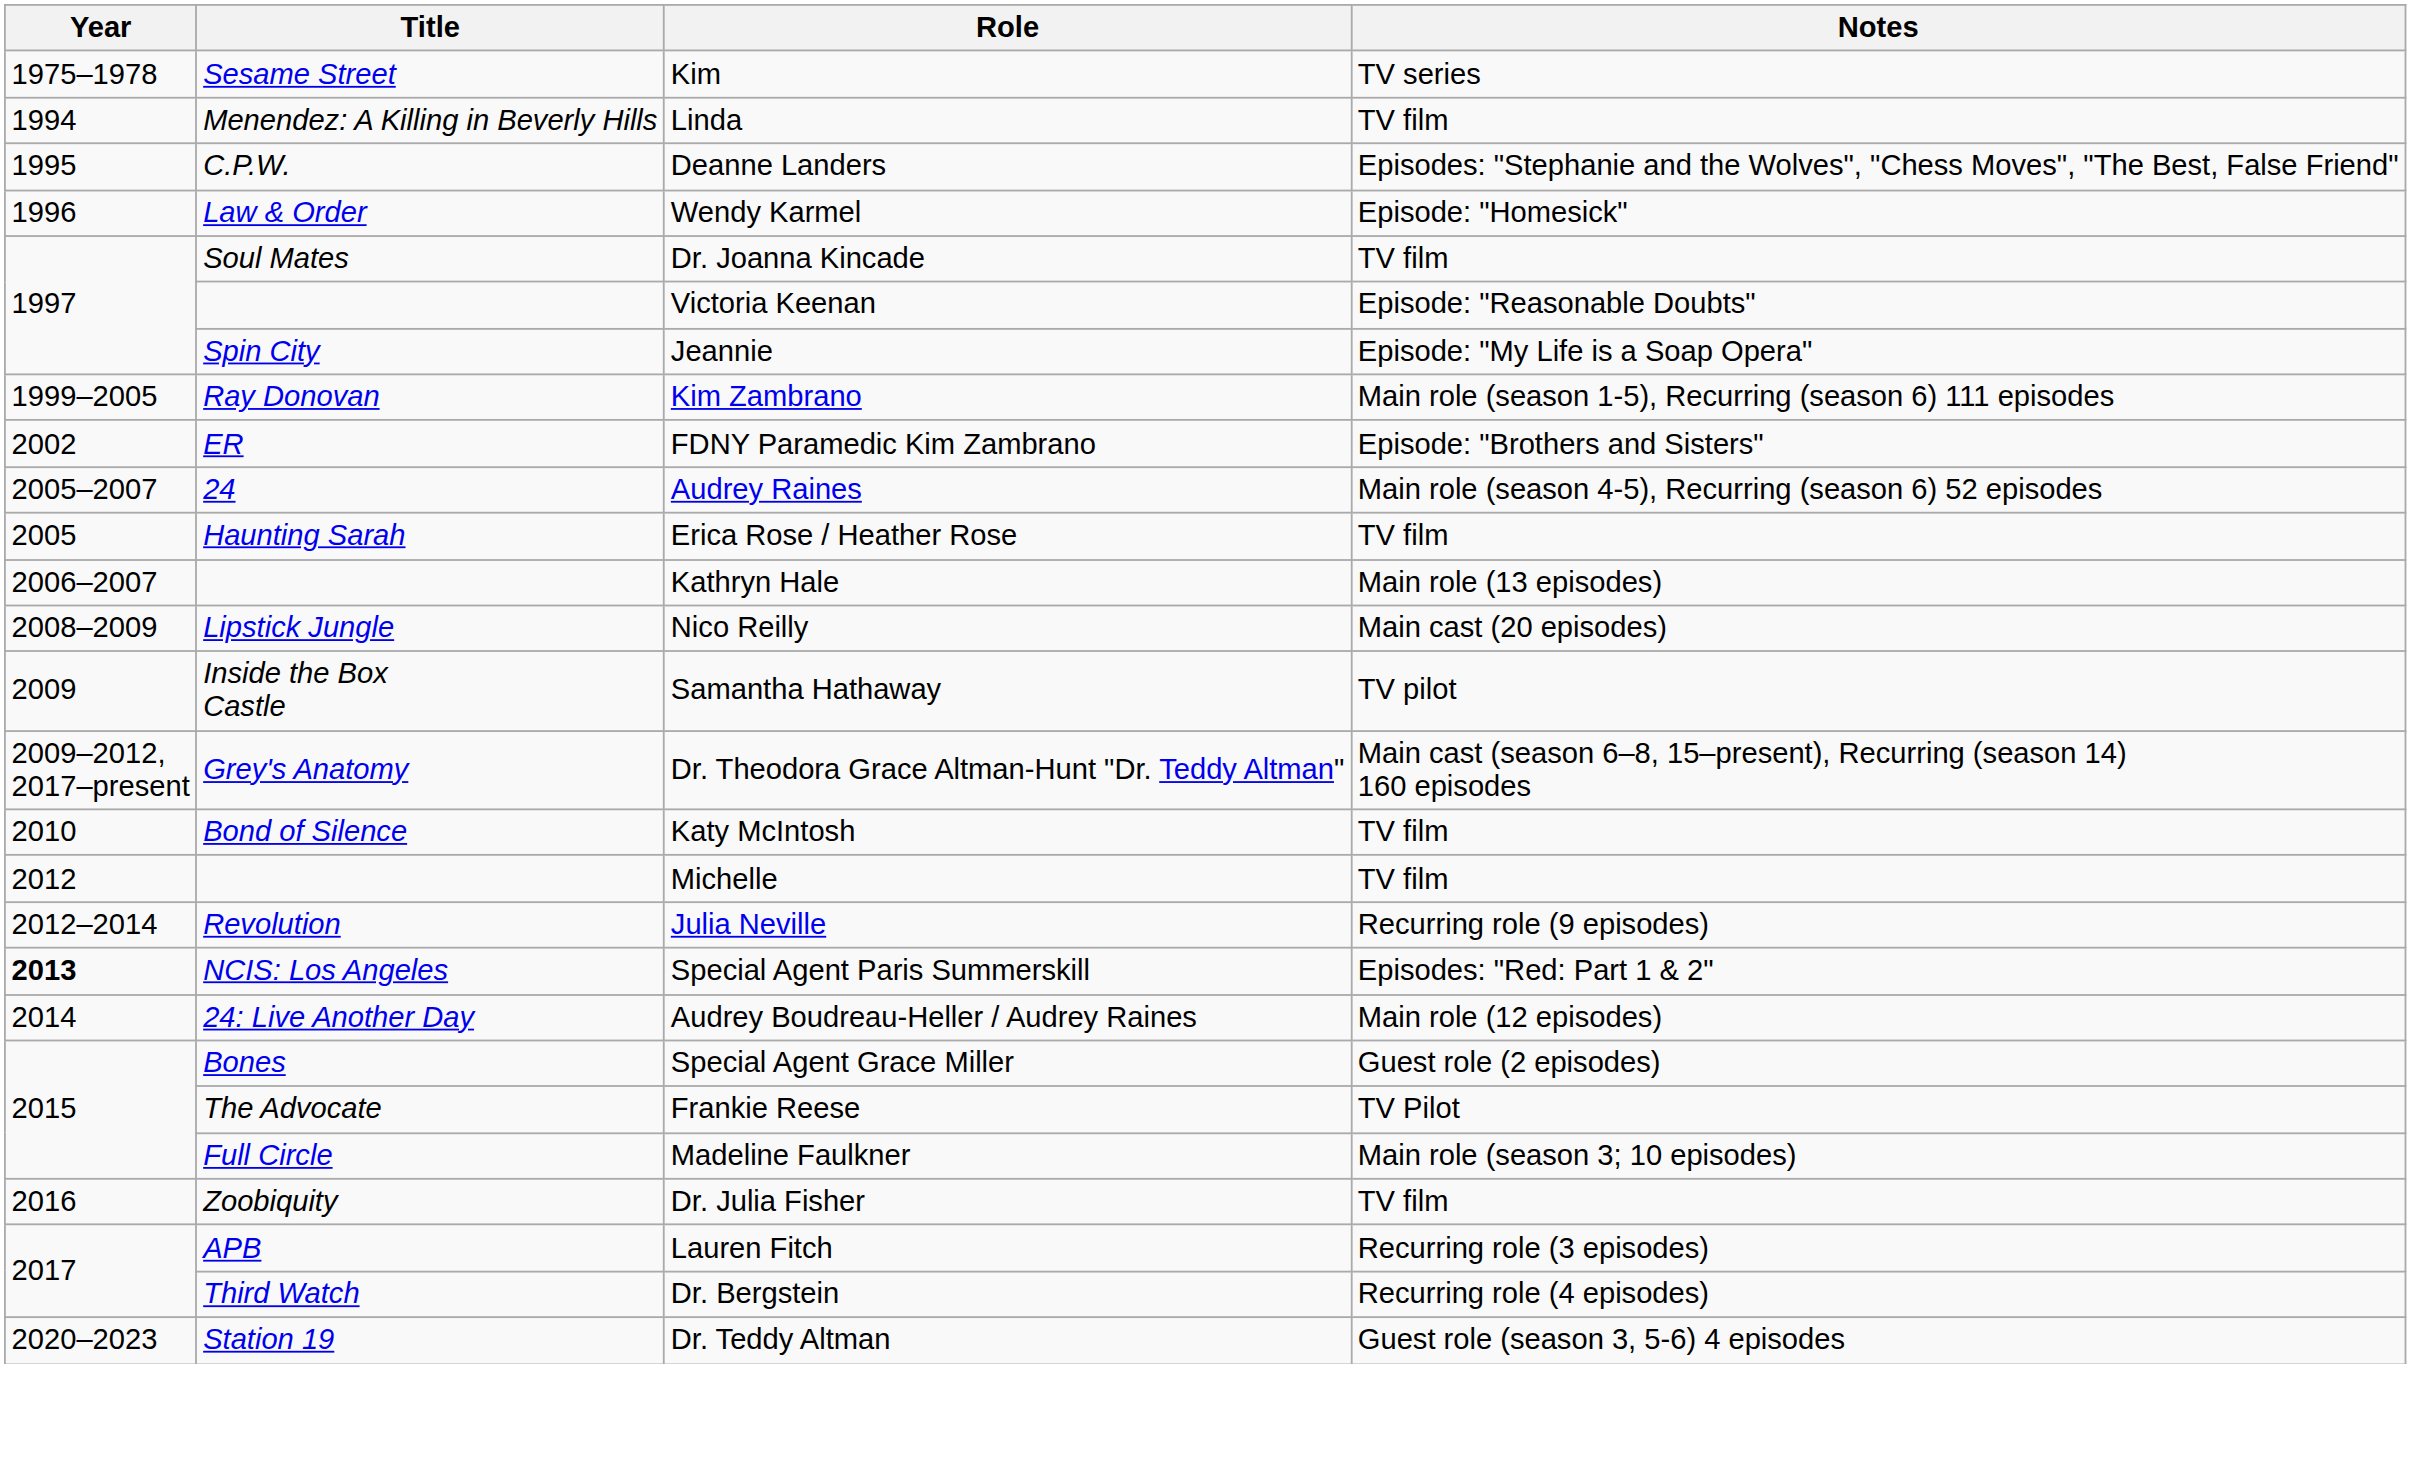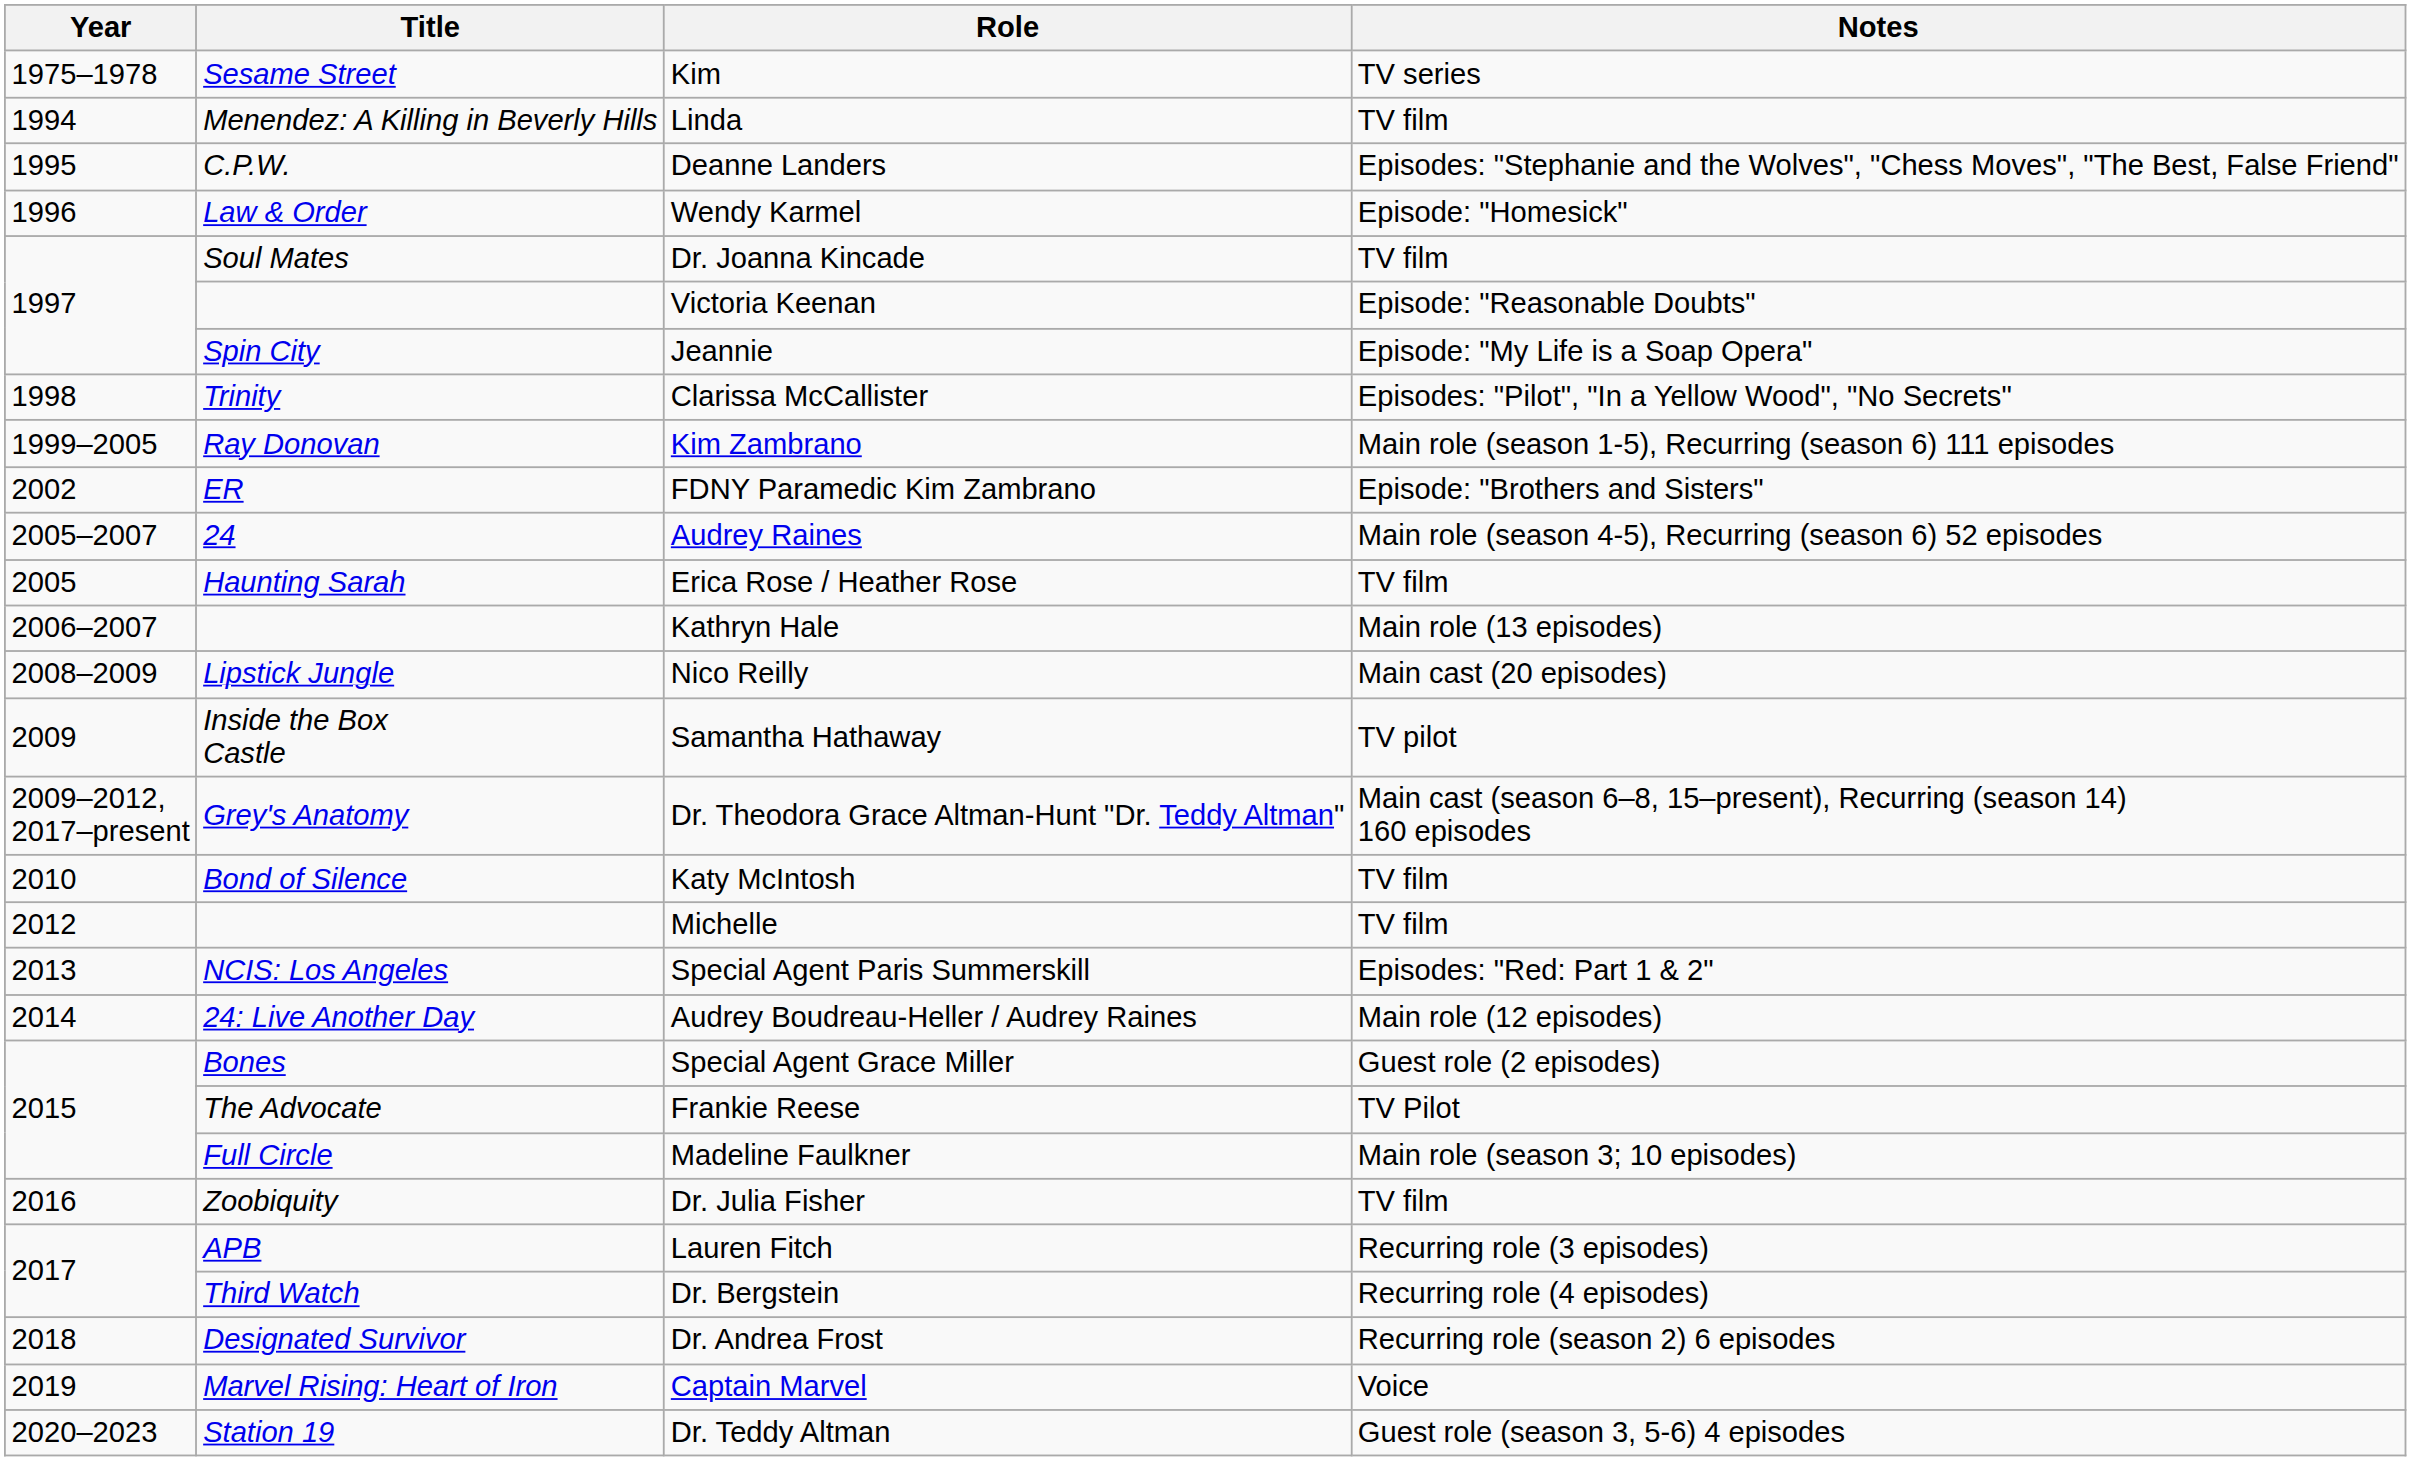+ row: (799, 397)
- row: (749, 924)
(44, 970) bold -> (44, 970) normal
+ row: (777, 1340)
+ row: (769, 1386)
